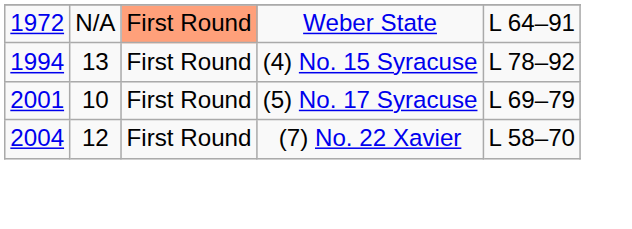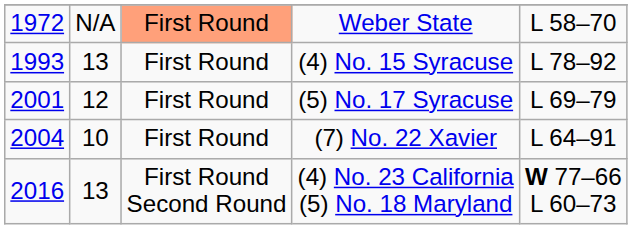(532, 23) L 64–91 -> (573, 23) L 58–70
(37, 61) 1994 -> (37, 61) 1993
(95, 100) 10 -> (95, 100) 12
(95, 138) 12 -> (95, 138) 10
(532, 138) L 58–70 -> (573, 138) L 64–91
+ row: (406, 190)
